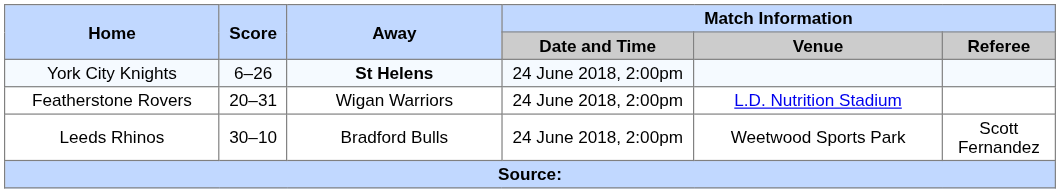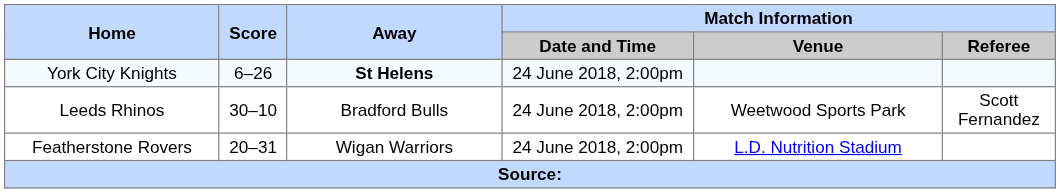rows swapped: (112, 137) <-> (112, 100)
